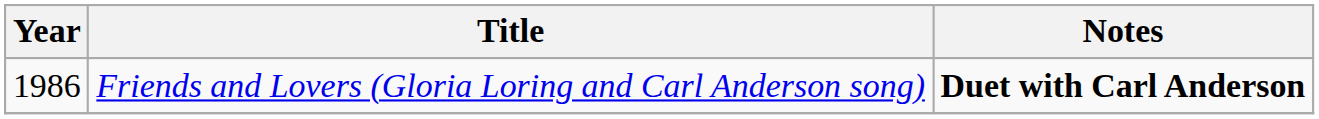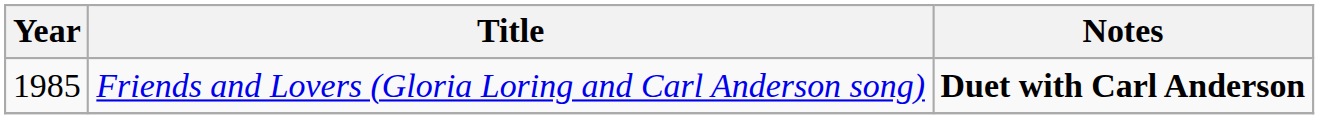(47, 85) 1986 -> (47, 85) 1985
